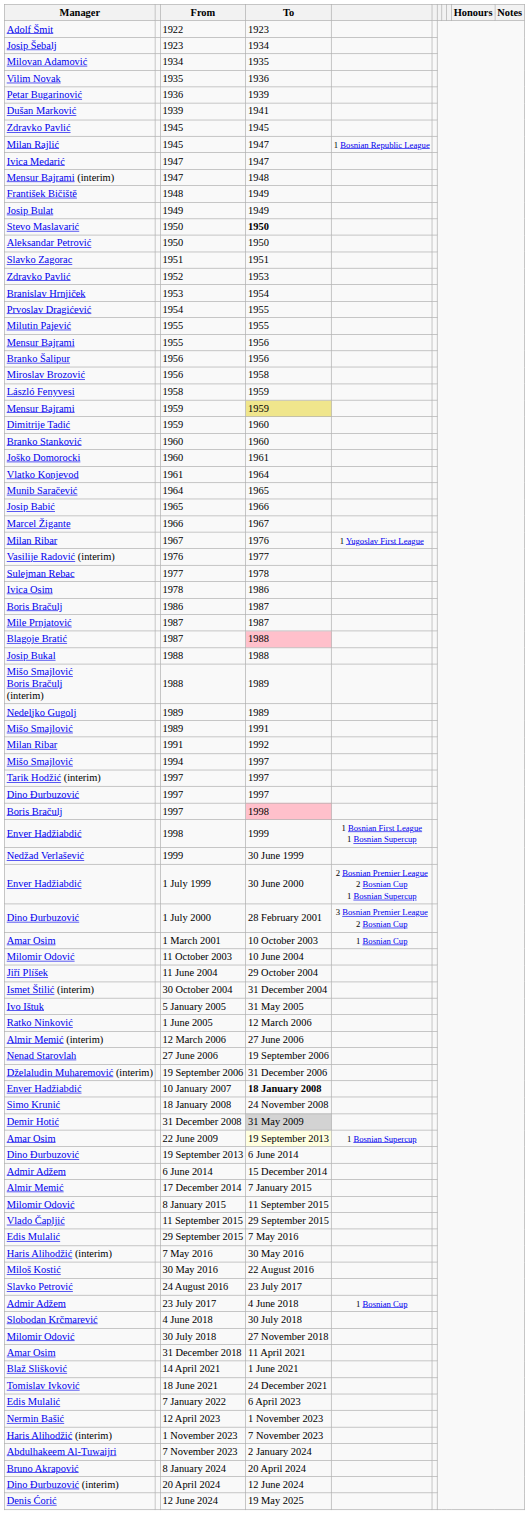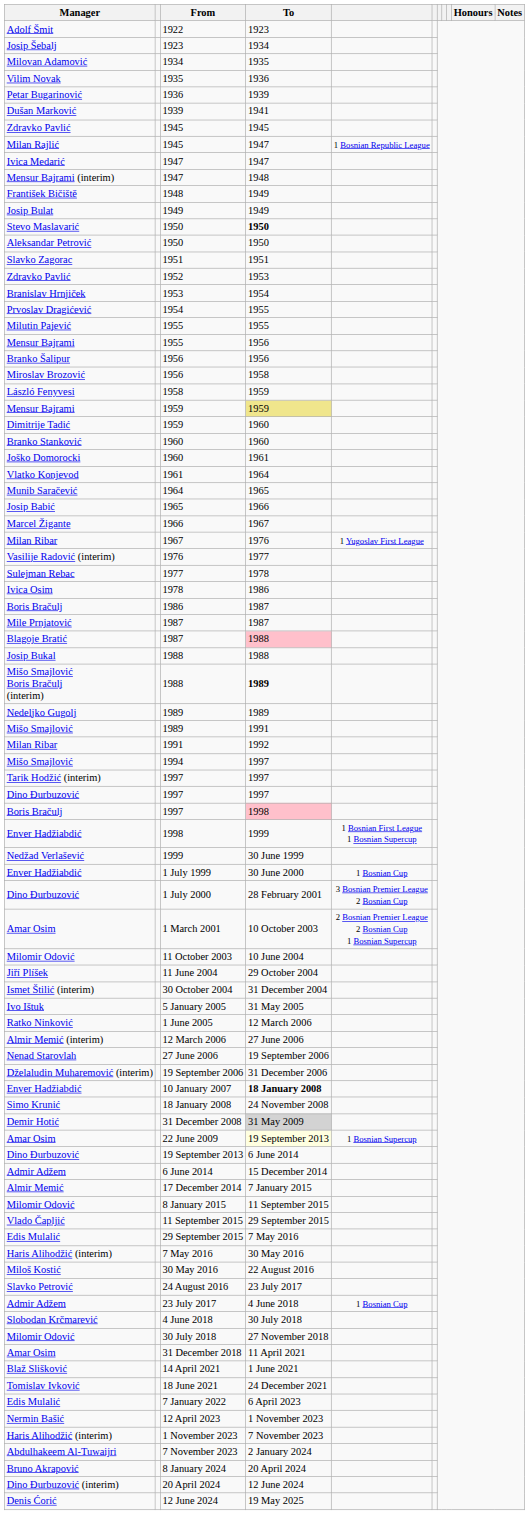(259, 684) normal -> (259, 684) bold
(382, 884) 2 Bosnian Premier League 2 Bosnian Cup 1 Bosnian Supercup -> (382, 873) 1 Bosnian Cup
(382, 941) 1 Bosnian Cup -> (382, 929) 2 Bosnian Premier League 2 Bosnian Cup 1 Bosnian Supercup
